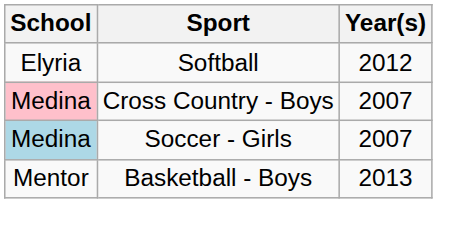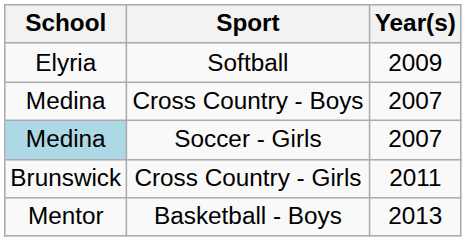(386, 62) 2012 -> (415, 62) 2009
(51, 100) pink background -> (66, 100) no background
+ row: (248, 178)
